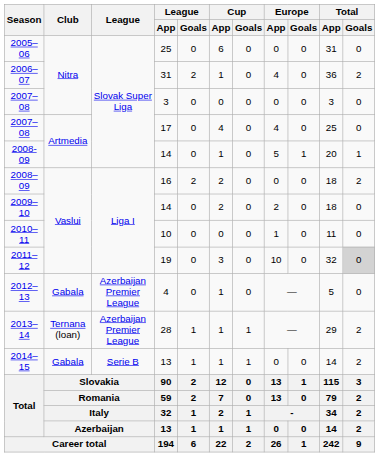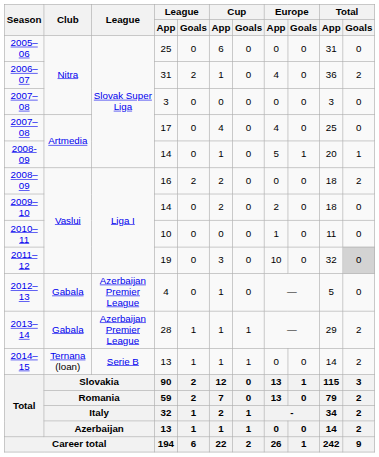(68, 329) Ternana (loan) -> (68, 329) Gabala
(68, 361) Gabala -> (68, 361) Ternana (loan)
